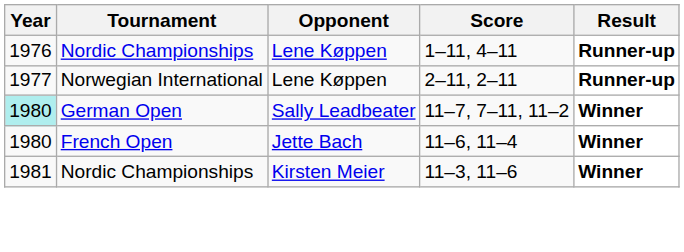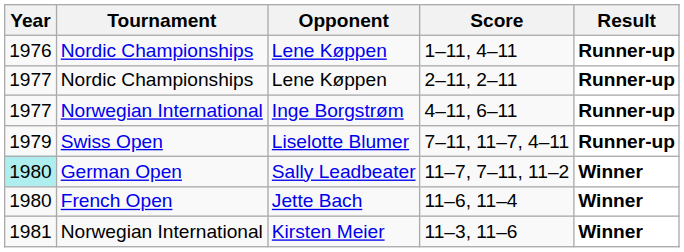(162, 81) Norwegian International -> (157, 81) Nordic Championships
+ row: (471, 111)
+ row: (497, 141)
(157, 171) Nordic Championships -> (162, 232) Norwegian International
